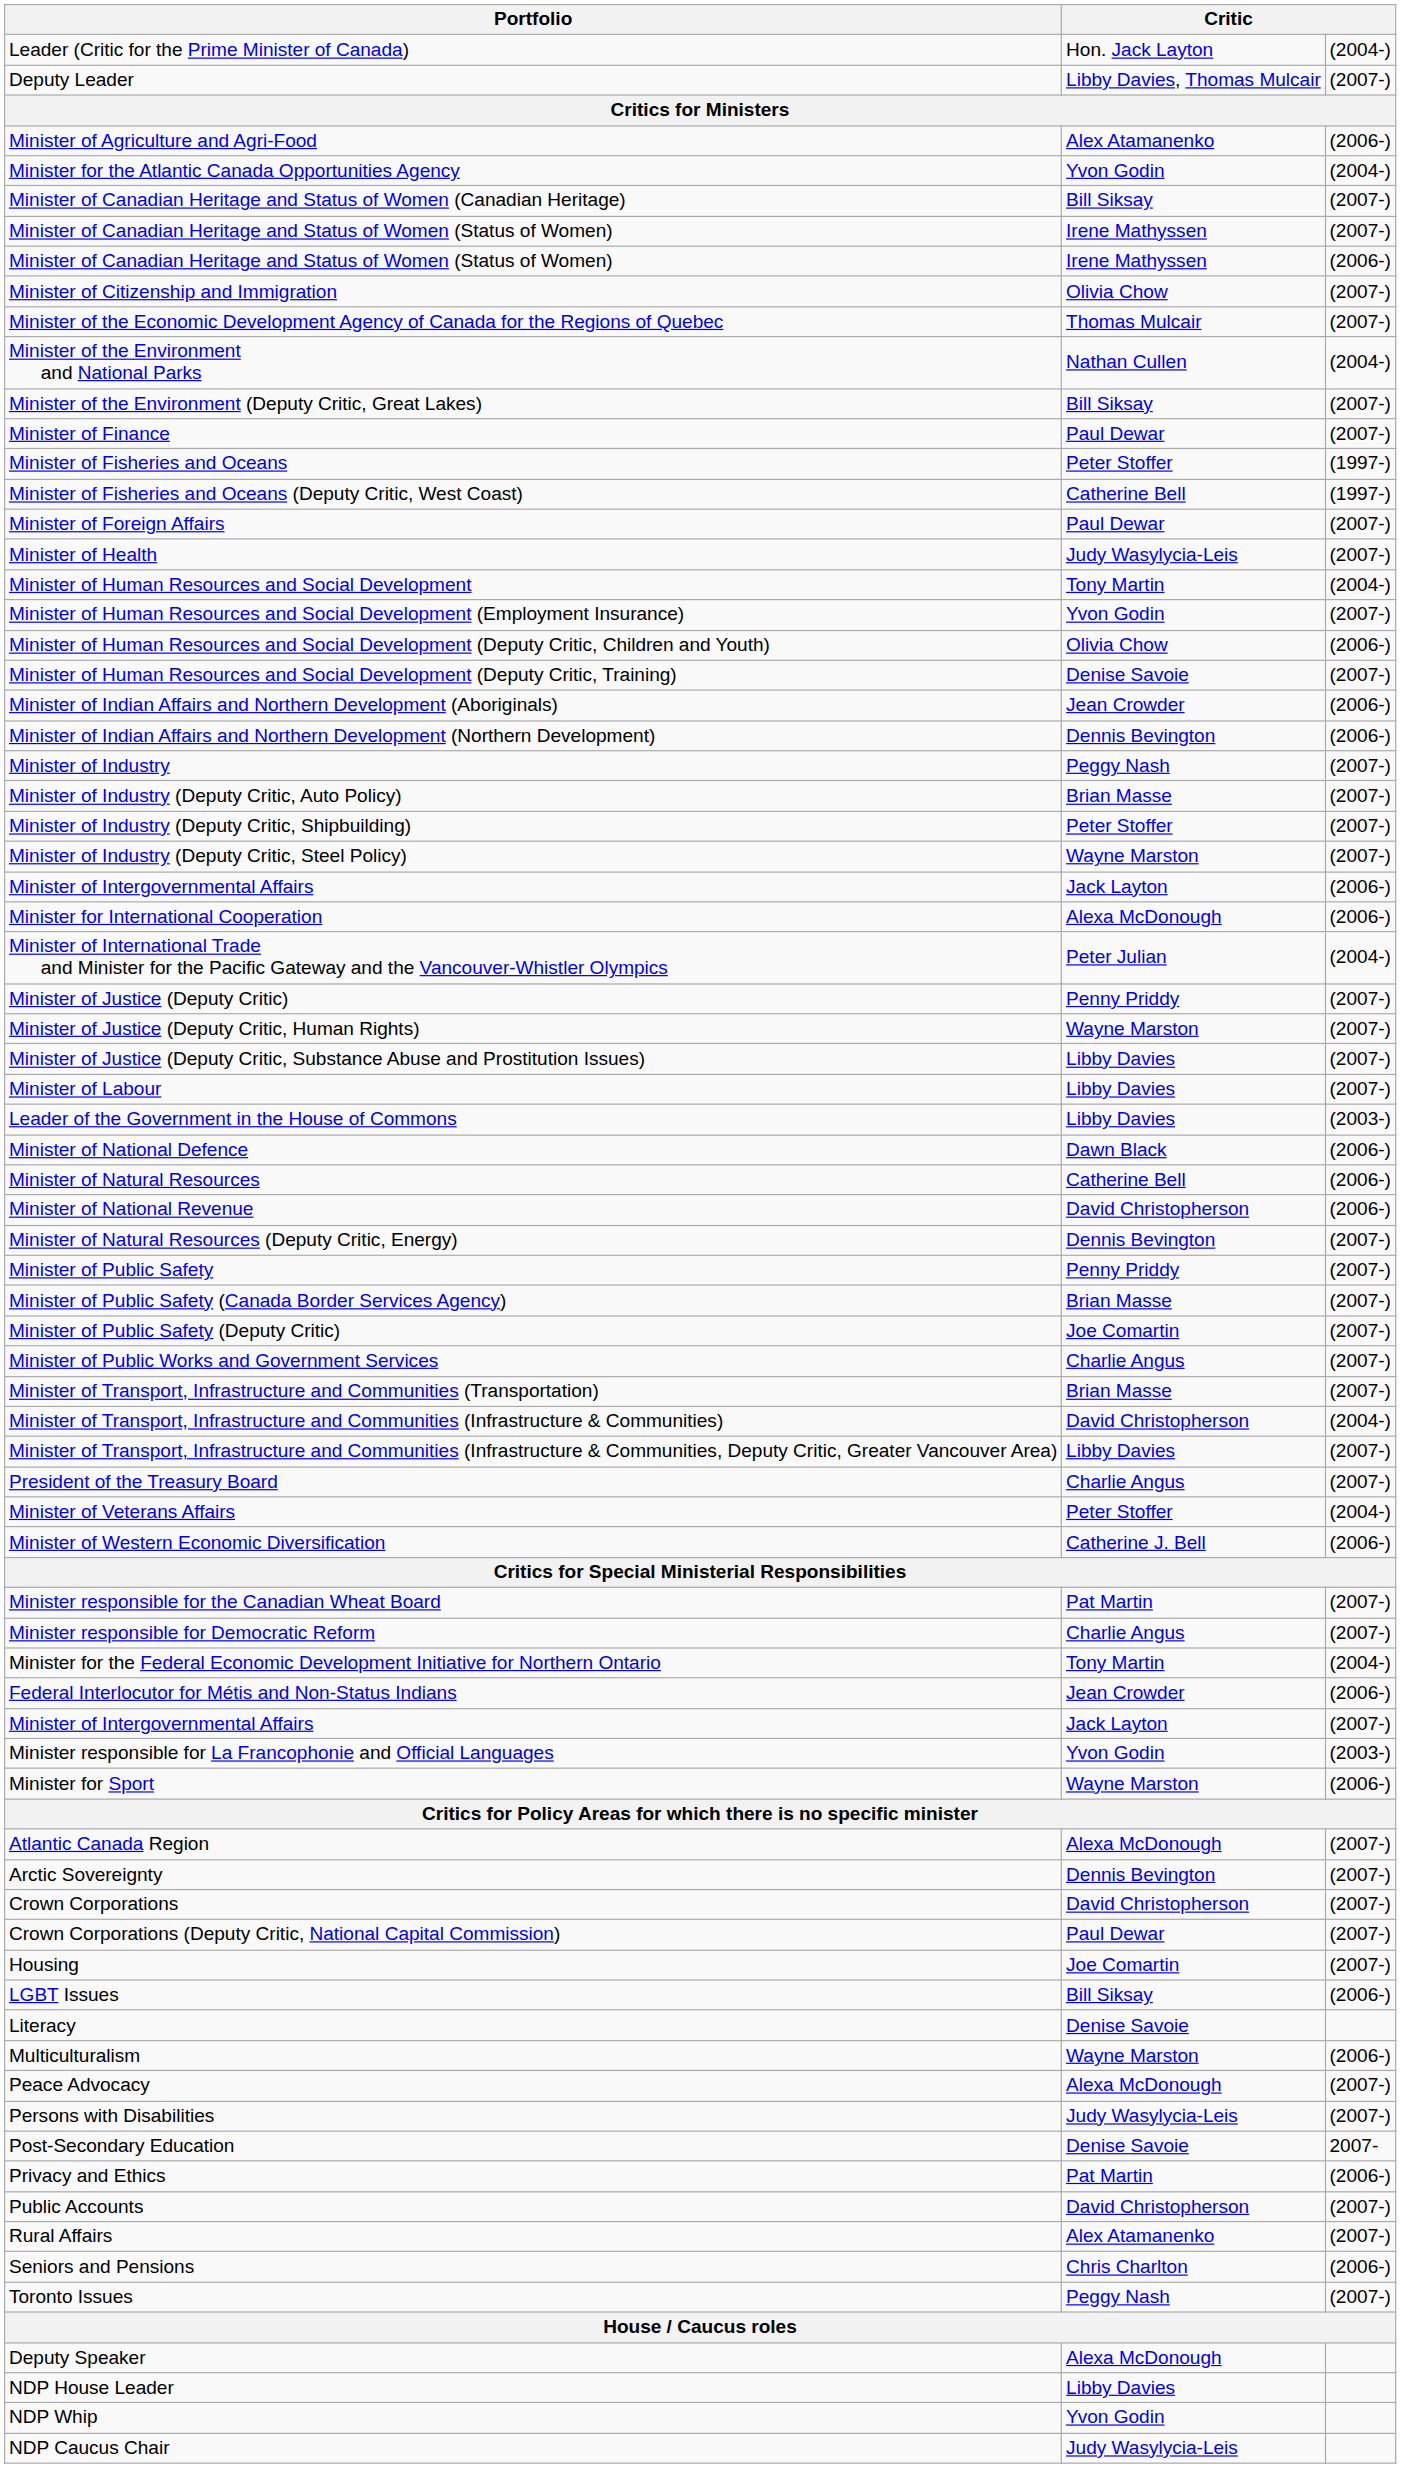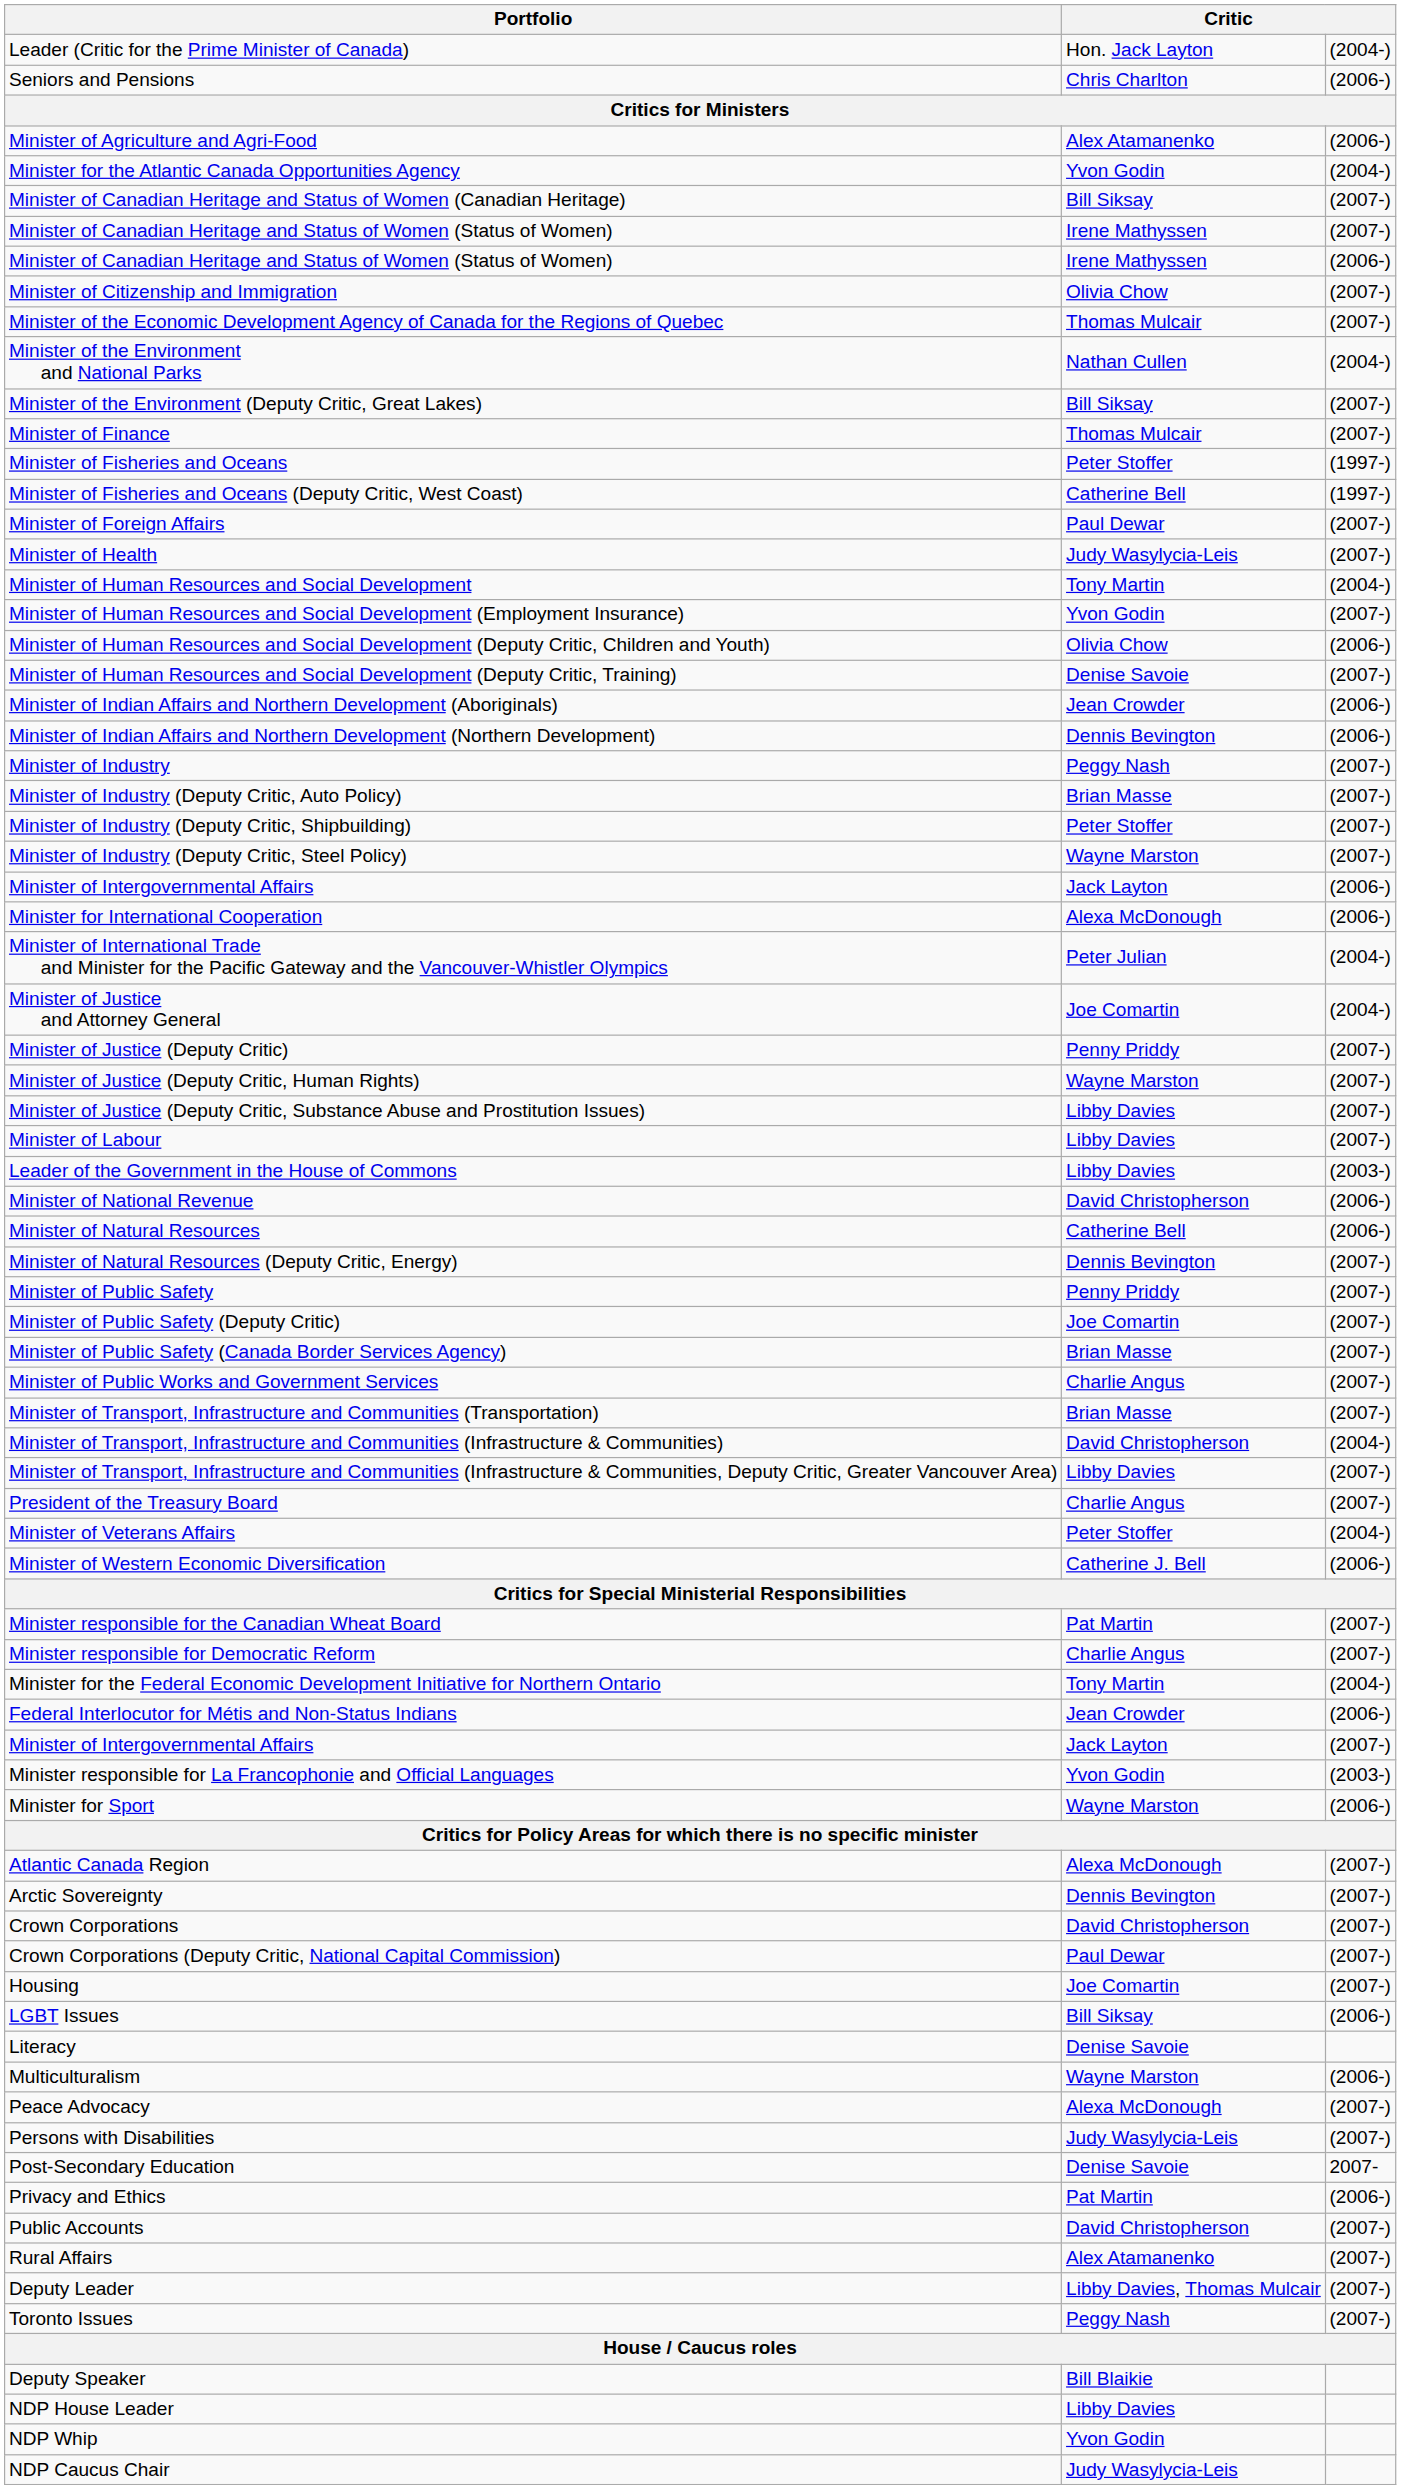rows swapped: (71, 79) <-> (102, 2266)
(1115, 433) Paul Dewar -> (1134, 433) Thomas Mulcair
+ row: (115, 1009)
- row: (129, 1149)
rows swapped: (131, 1209) <-> (134, 1179)
rows swapped: (175, 1330) <-> (258, 1300)
(1144, 2357) Alexa McDonough -> (1109, 2378) Bill Blaikie
